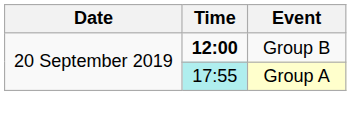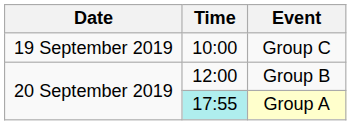+ row: (297, 47)
(215, 47) bold -> (215, 76) normal
